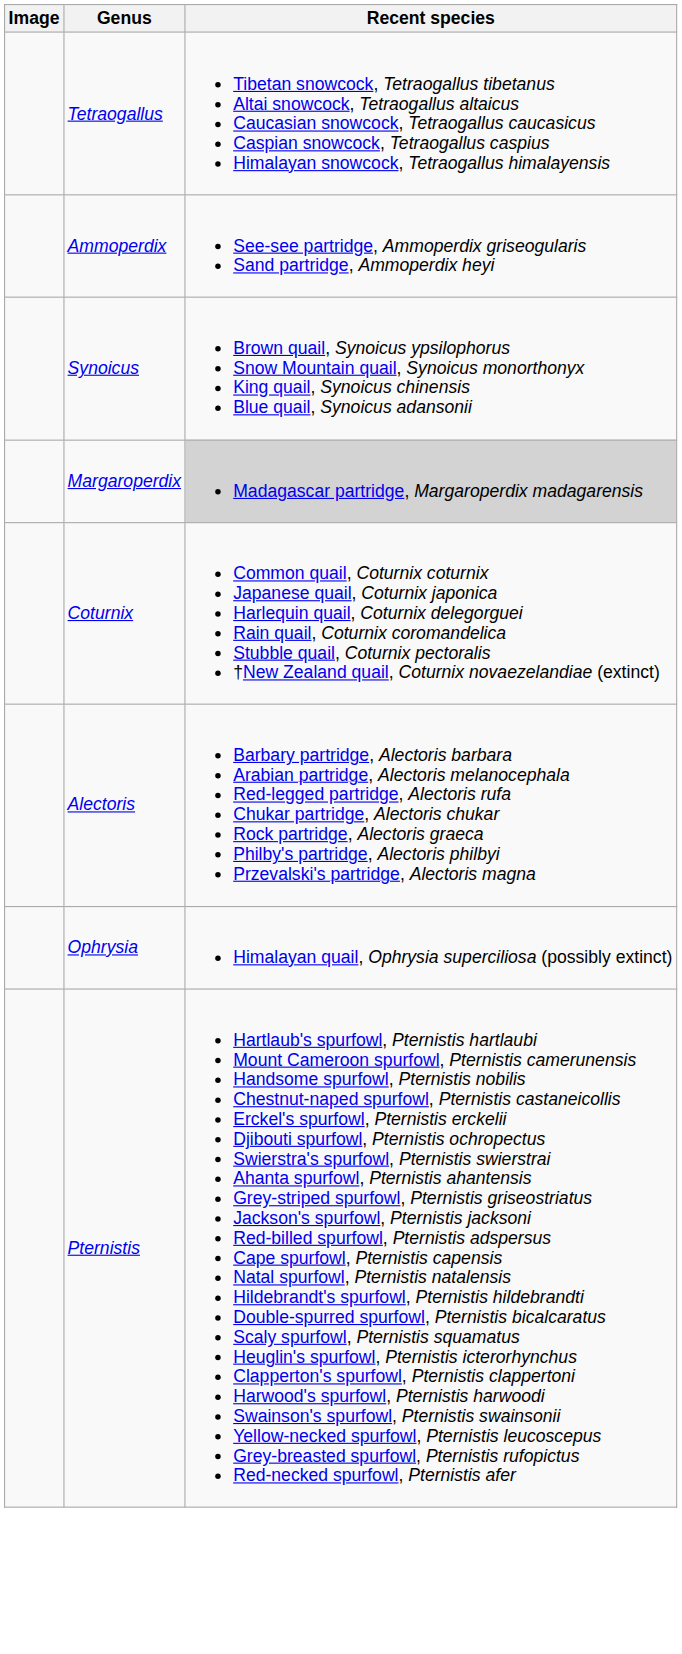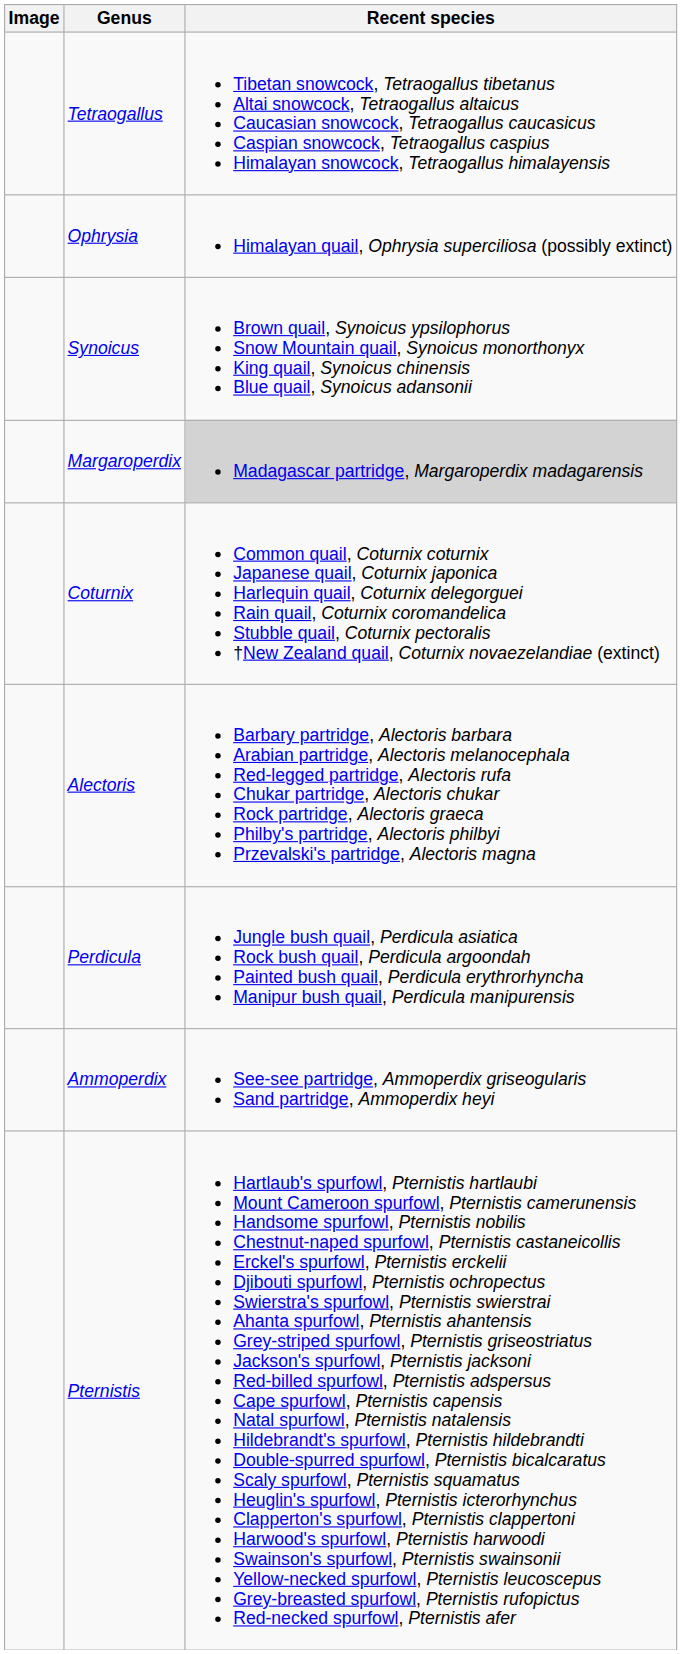rows swapped: (117, 245) <-> (103, 947)
+ row: (104, 957)
